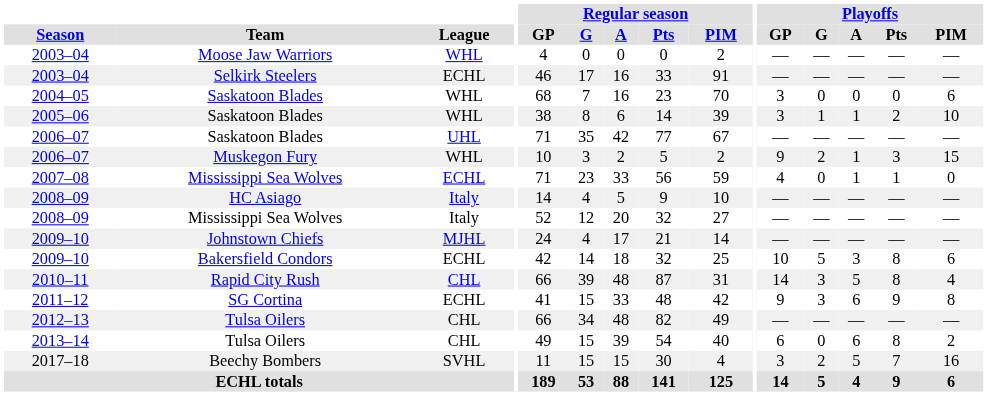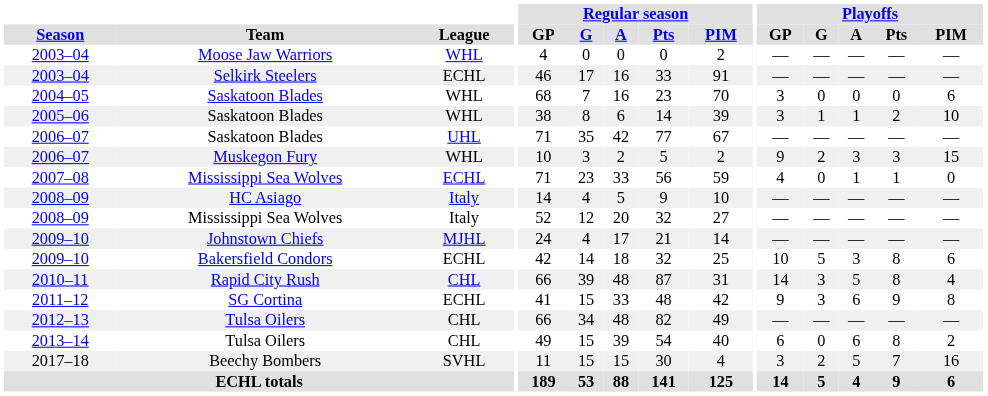(856, 156) 1 -> (856, 156) 3
